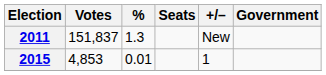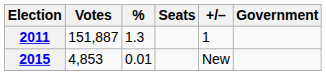(93, 37) 151,837 -> (93, 37) 151,887
(216, 37) New -> (206, 37) 1
(206, 59) 1 -> (216, 59) New
